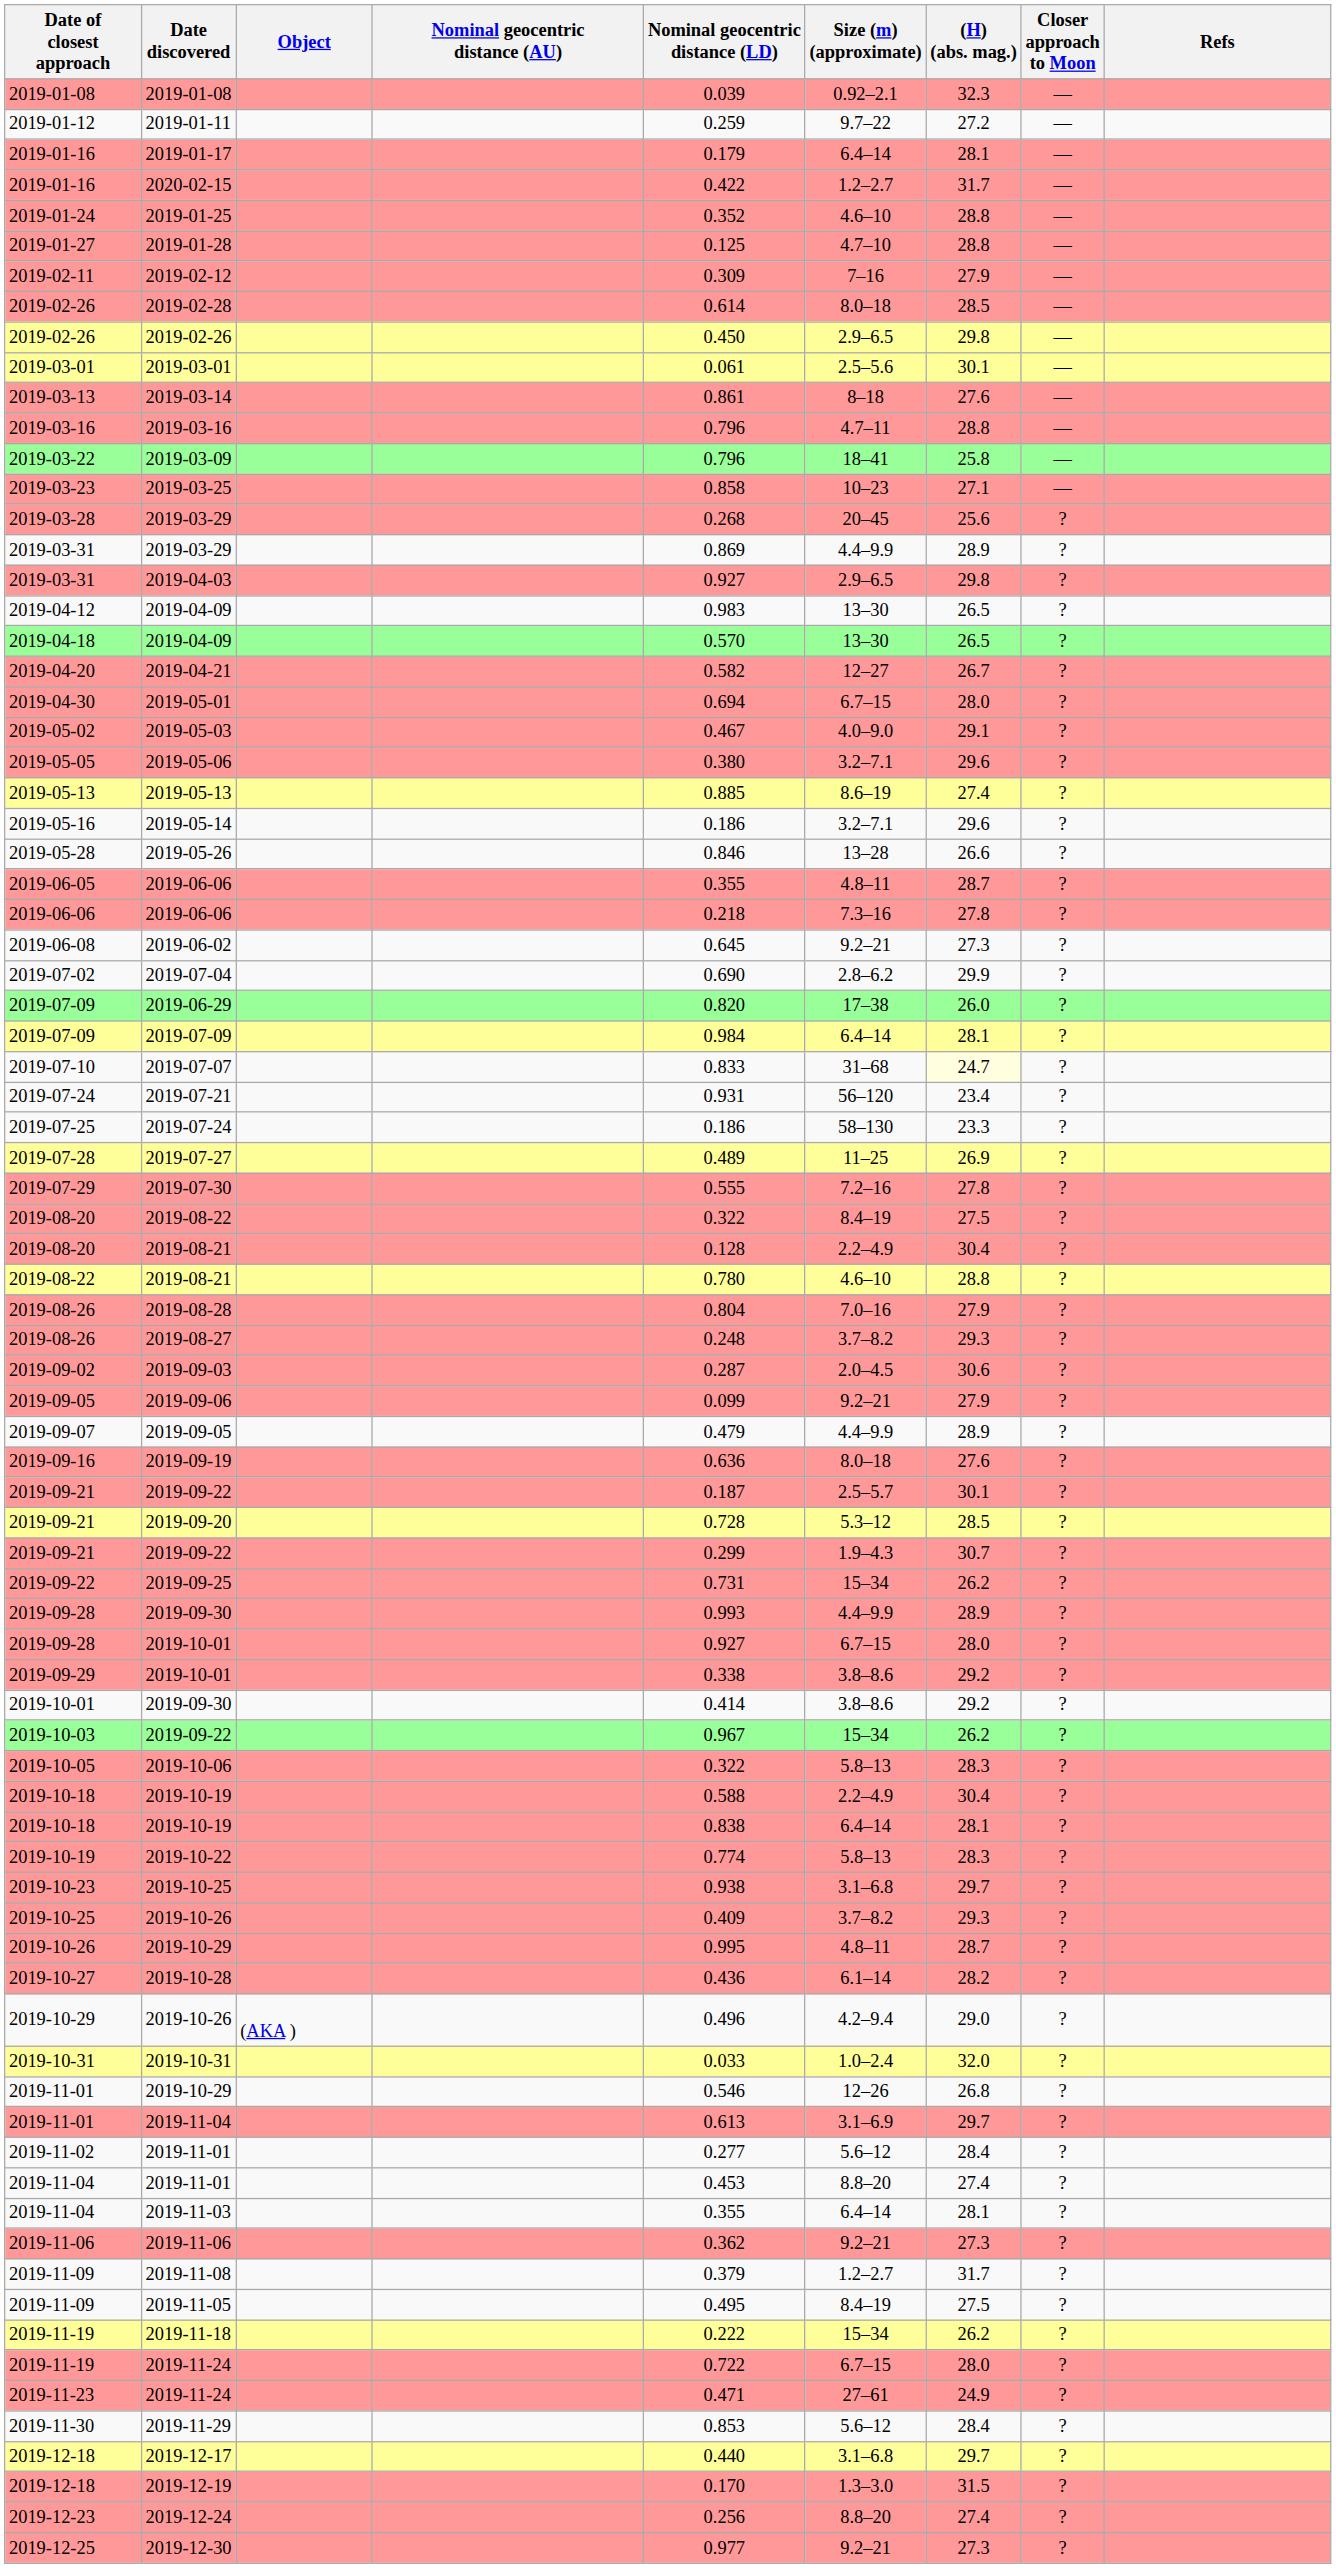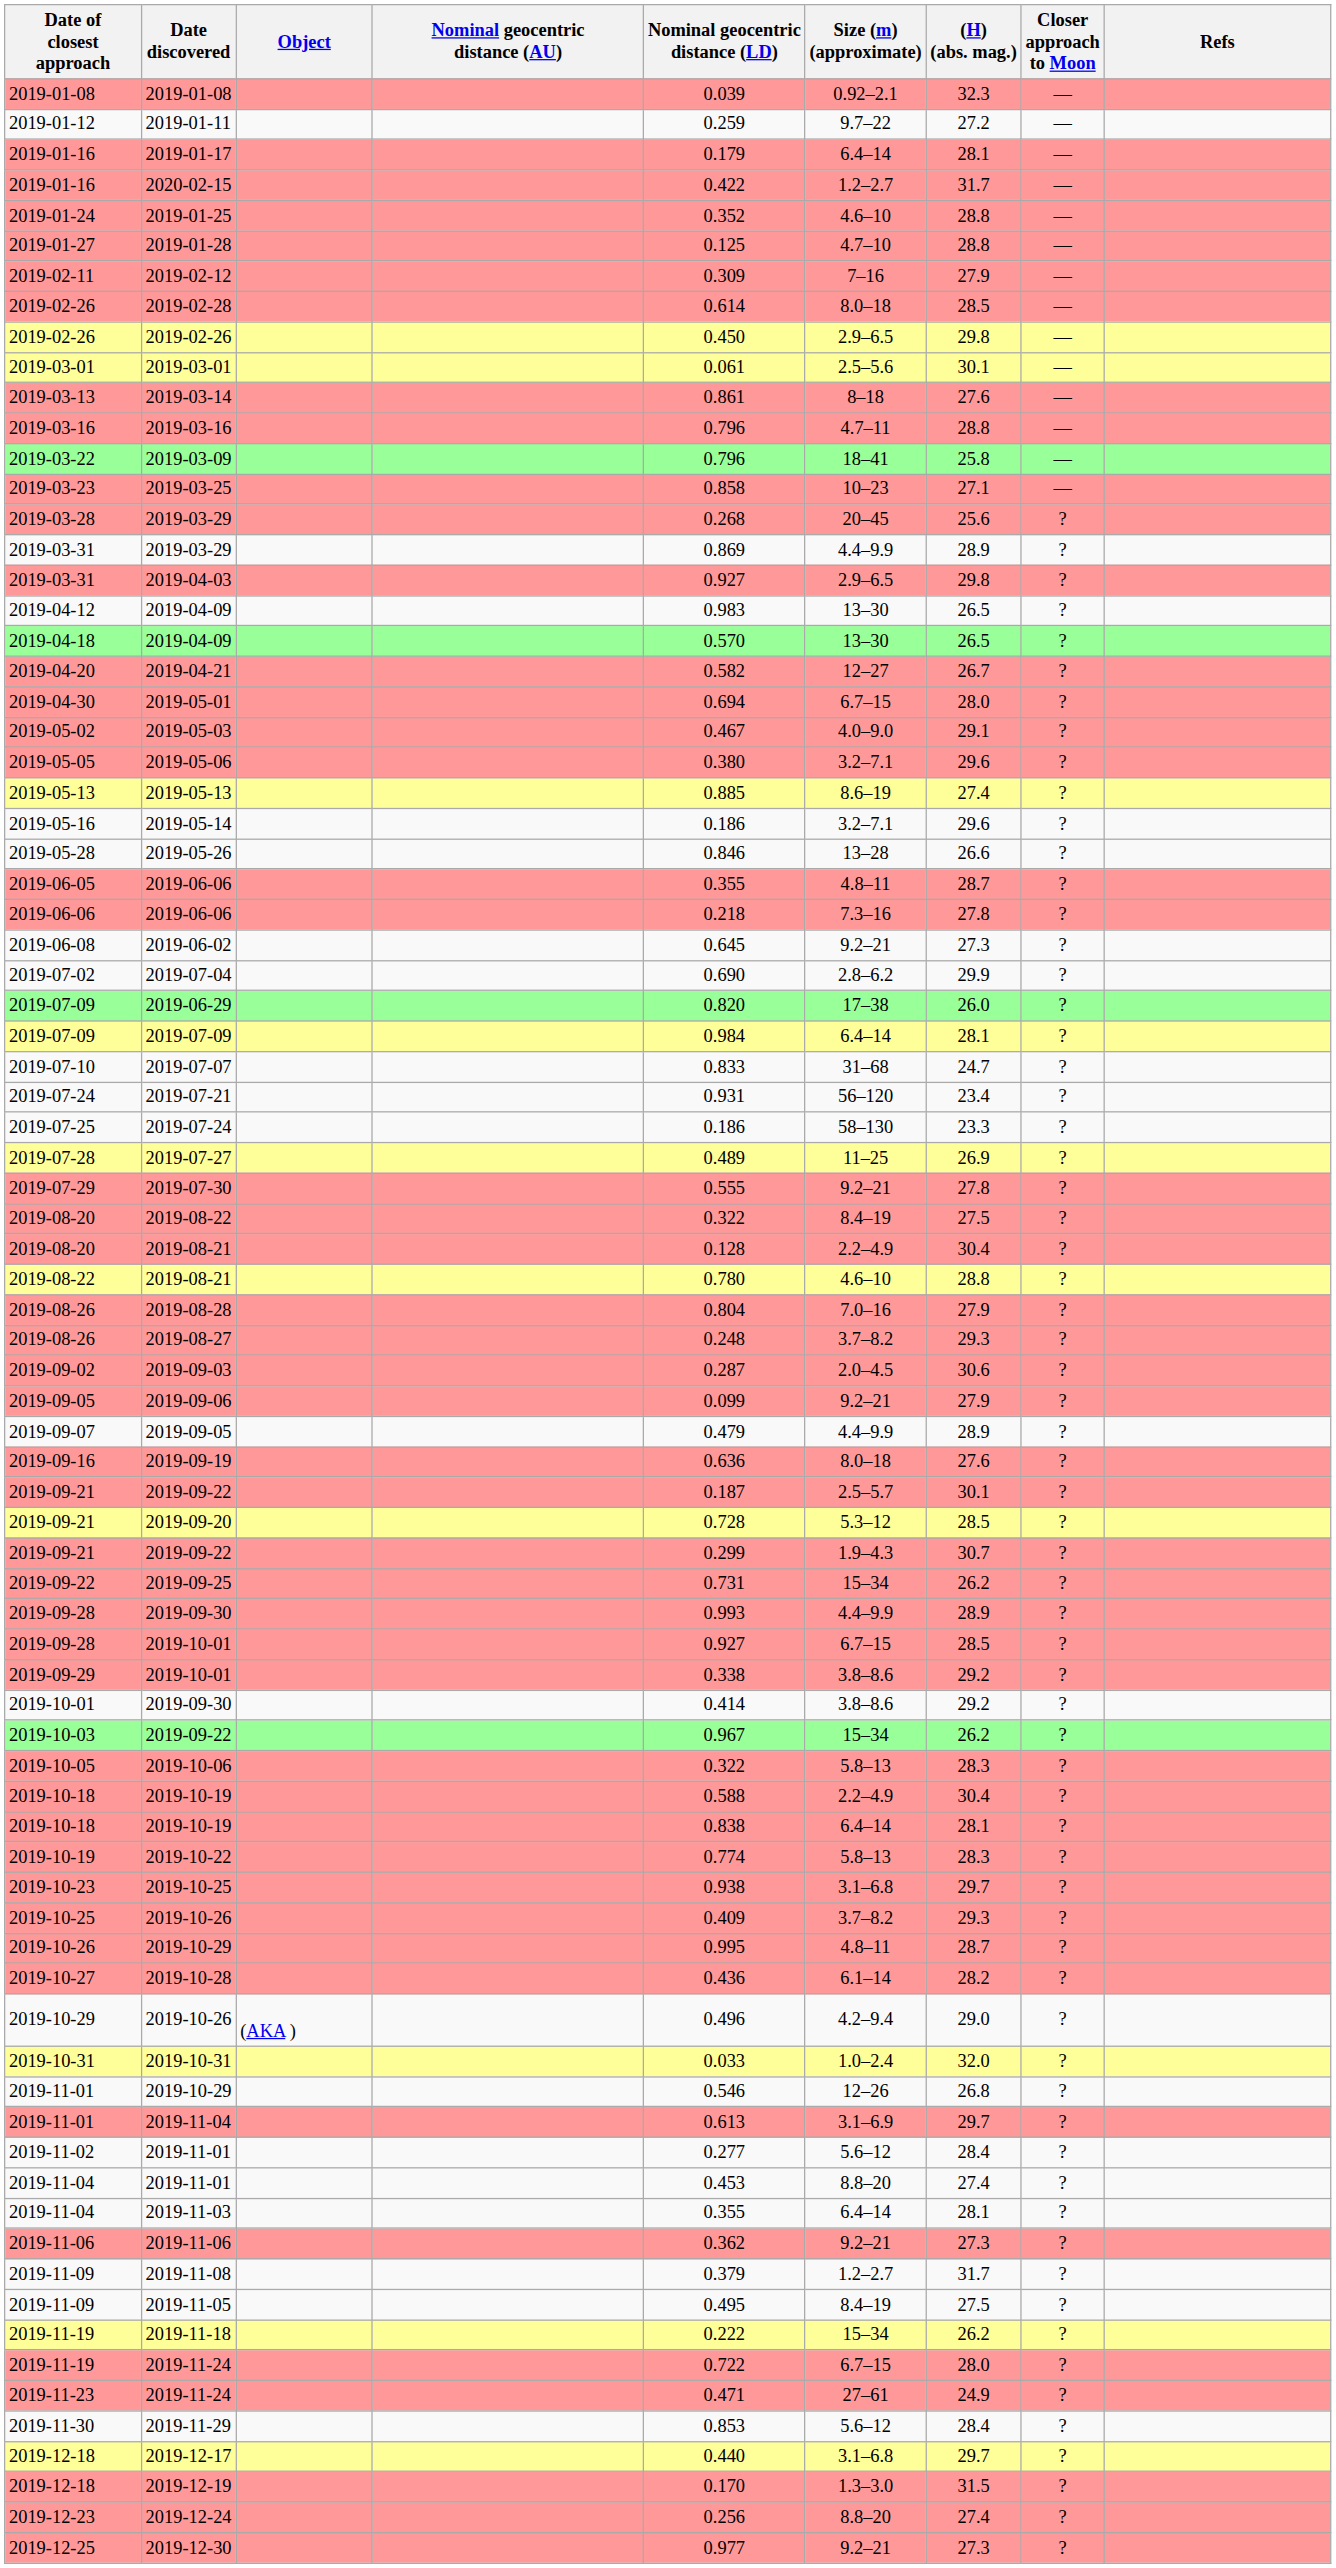(974, 1066) lightyellow background -> (974, 1066) no background
(866, 1188) 7.2–16 -> (866, 1188) 9.2–21
(974, 1644) 28.0 -> (974, 1644) 28.5
